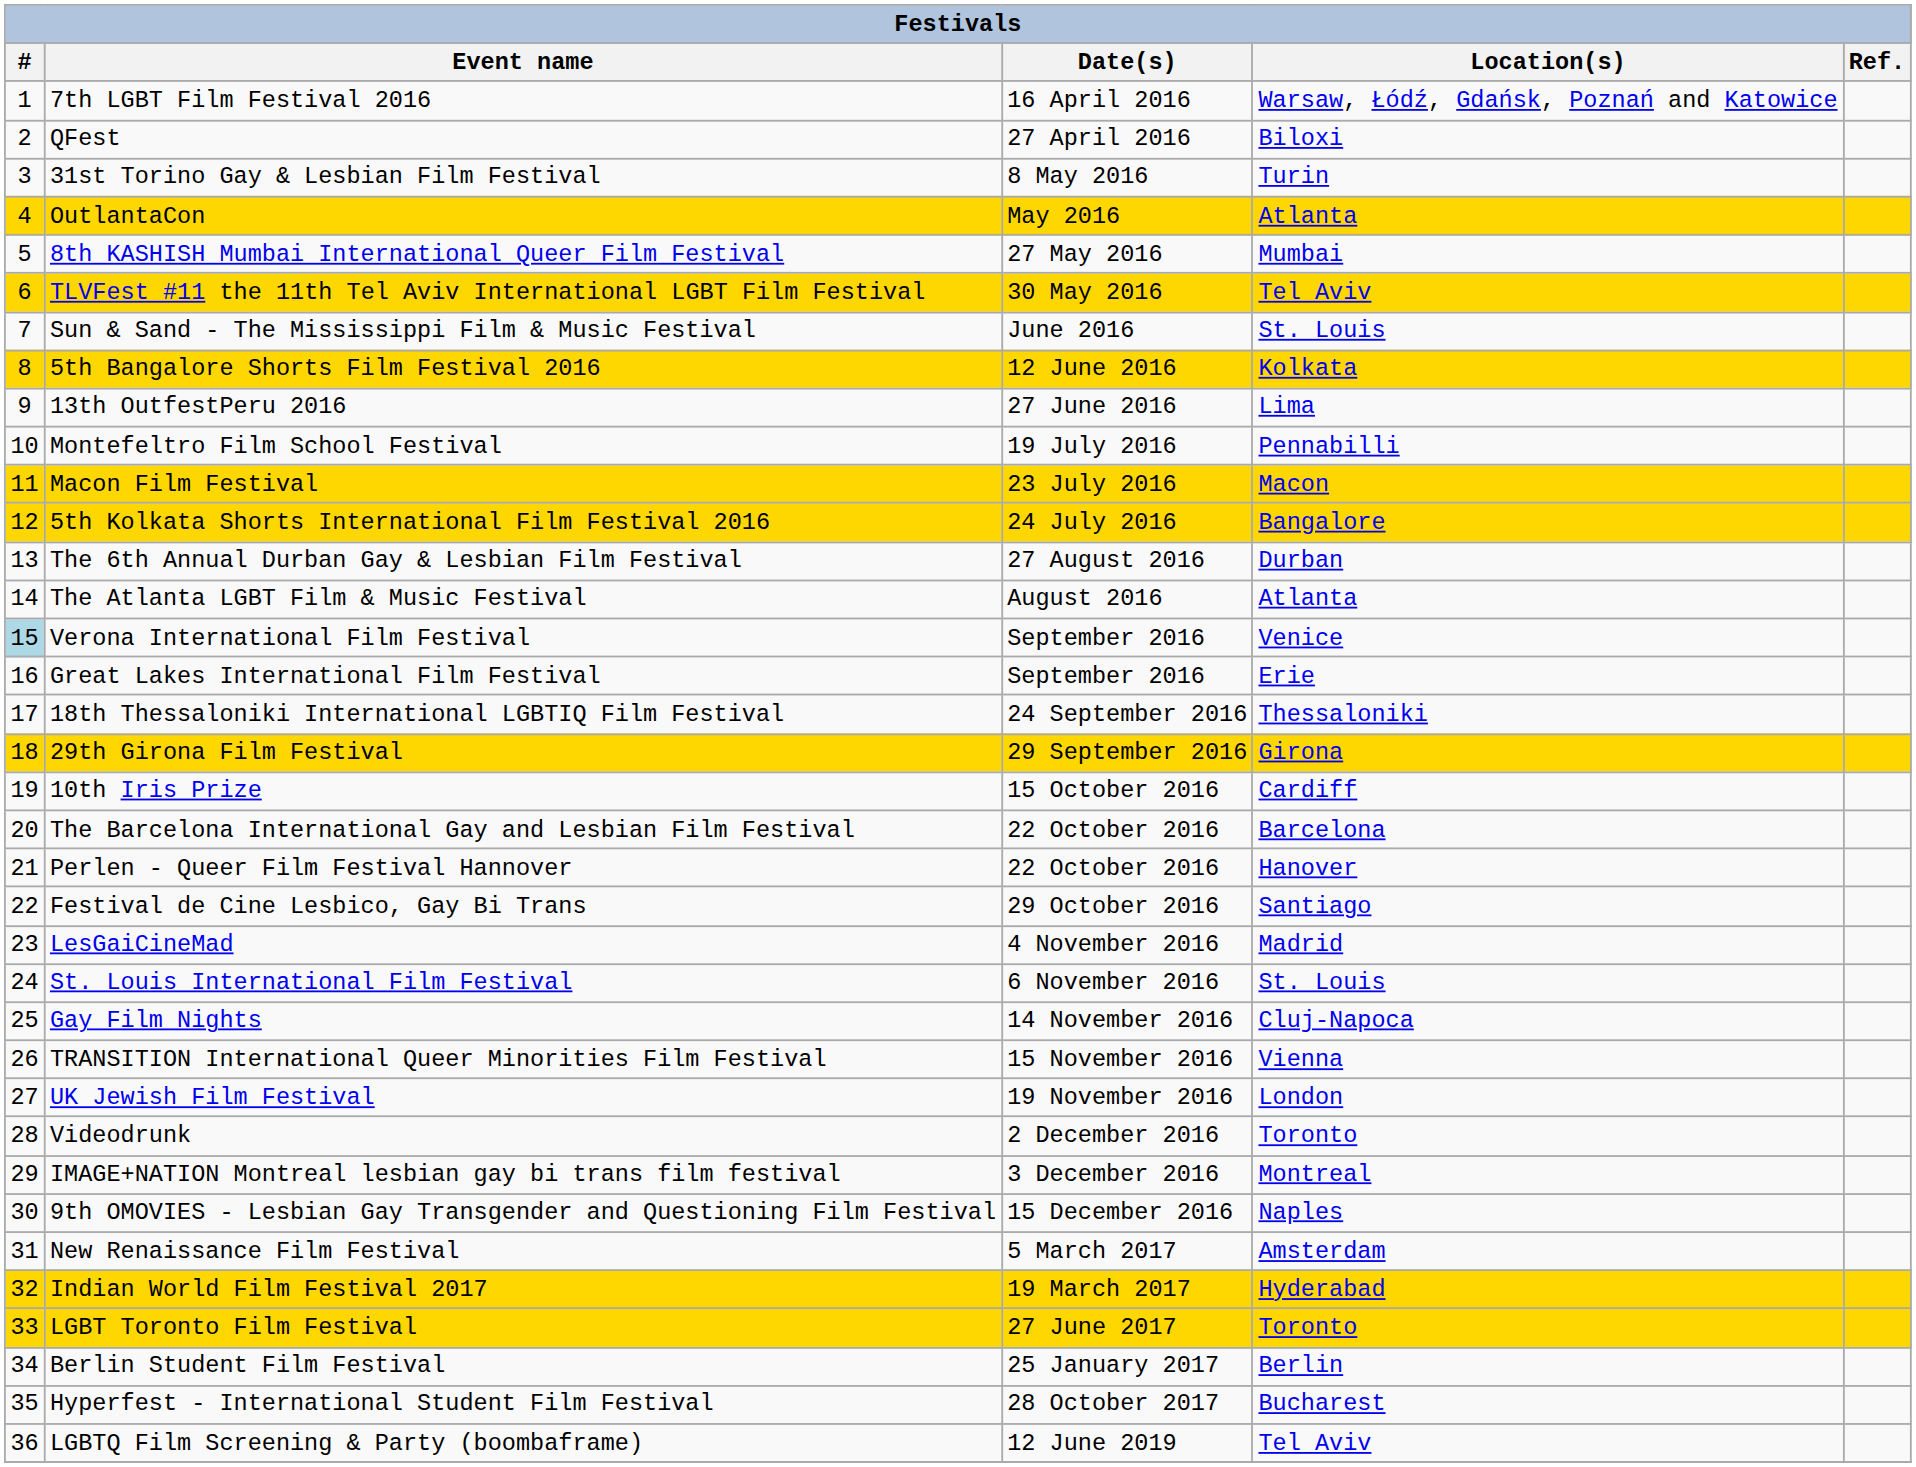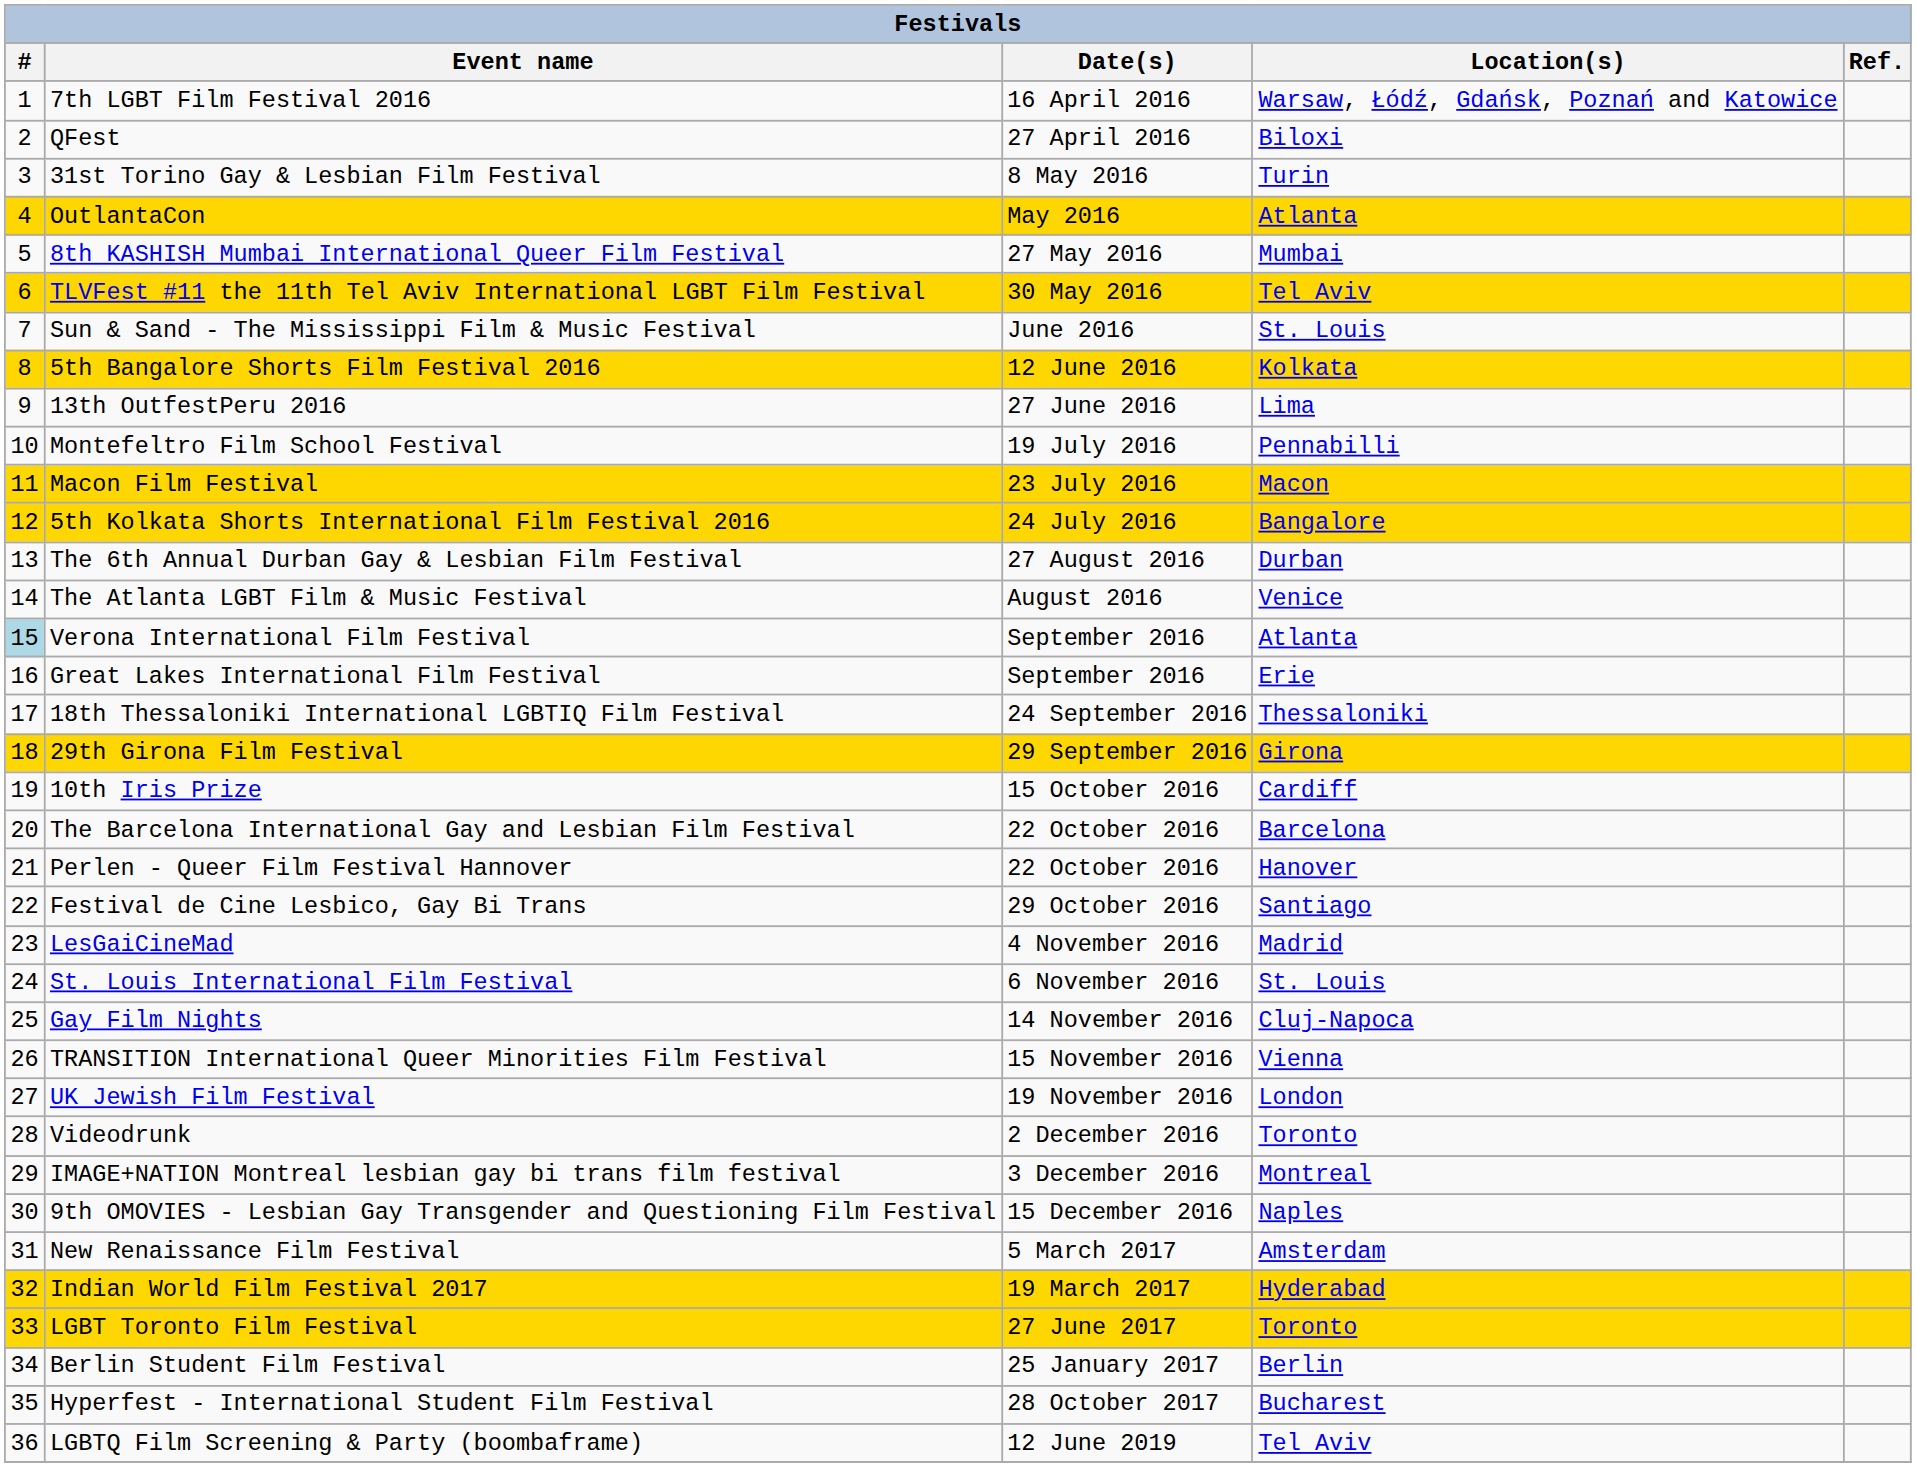(1308, 599) Atlanta -> (1301, 599) Venice
(1301, 638) Venice -> (1308, 638) Atlanta
